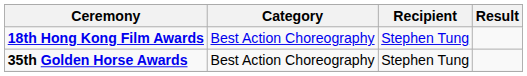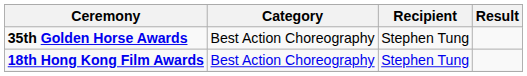rows swapped: (106, 38) <-> (98, 61)
